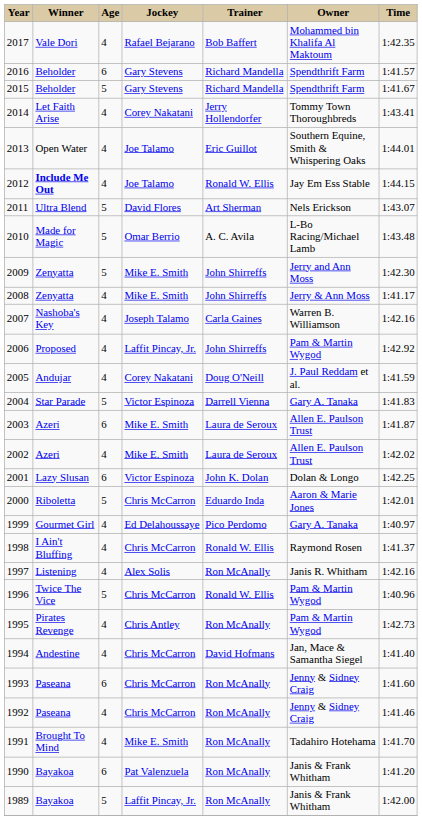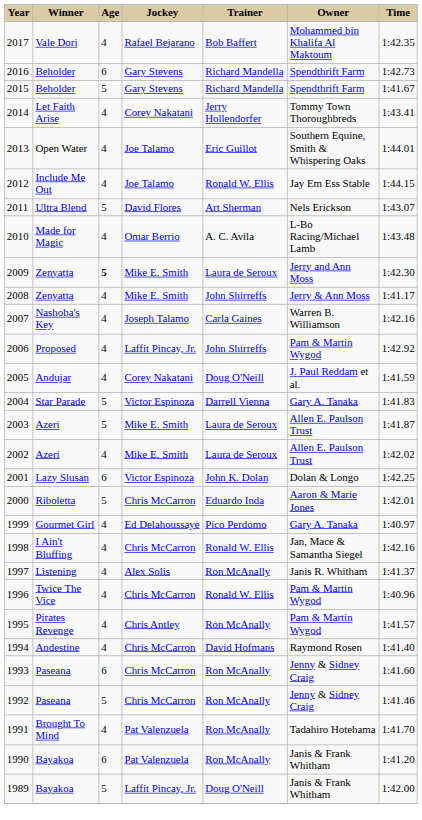(398, 72) 1:41.57 -> (398, 72) 1:42.73
(62, 183) bold -> (60, 183) normal
(104, 236) 5 -> (104, 236) 4
(104, 272) normal -> (104, 272) bold
(236, 272) John Shirreffs -> (241, 272) Laura de Seroux
(104, 424) 6 -> (104, 424) 5
(326, 547) Raymond Rosen -> (326, 547) Jan, Mace & Samantha Siegel
(398, 547) 1:41.37 -> (398, 547) 1:42.16
(398, 571) 1:42.16 -> (398, 571) 1:41.37
(104, 594) 5 -> (104, 594) 4
(398, 624) 1:42.73 -> (398, 624) 1:41.57
(326, 653) Jan, Mace & Samantha Siegel -> (326, 647) Raymond Rosen
(104, 712) 4 -> (104, 700) 5
(156, 742) Mike E. Smith -> (156, 729) Pat Valenzuela
(238, 801) Ron McAnally -> (234, 788) Doug O'Neill
